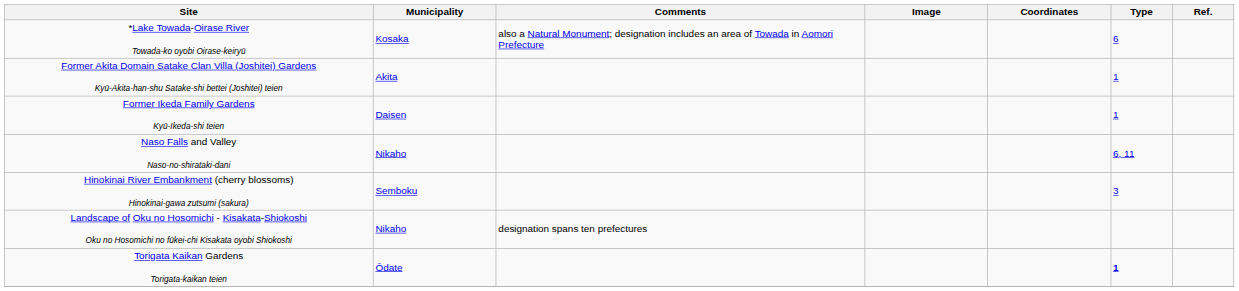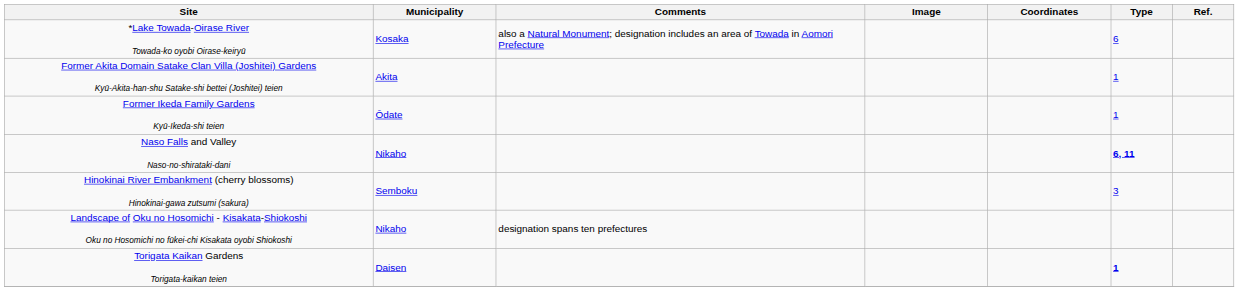(391, 115) Daisen -> (389, 115) Ōdate
(1124, 153) normal -> (1124, 153) bold
(389, 267) Ōdate -> (391, 267) Daisen
